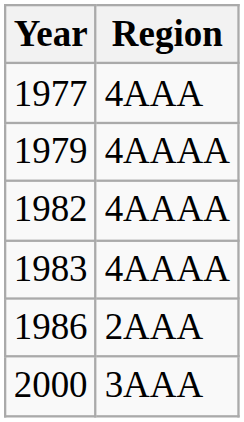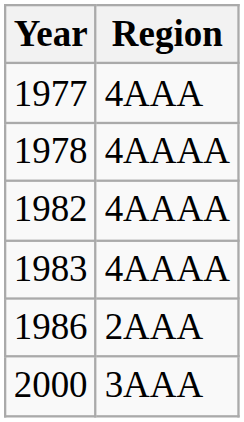+ row: (51, 151)
- row: (51, 151)
